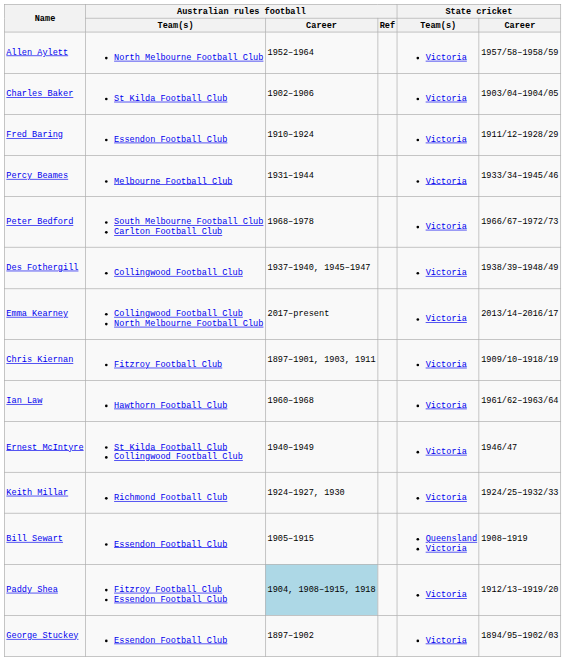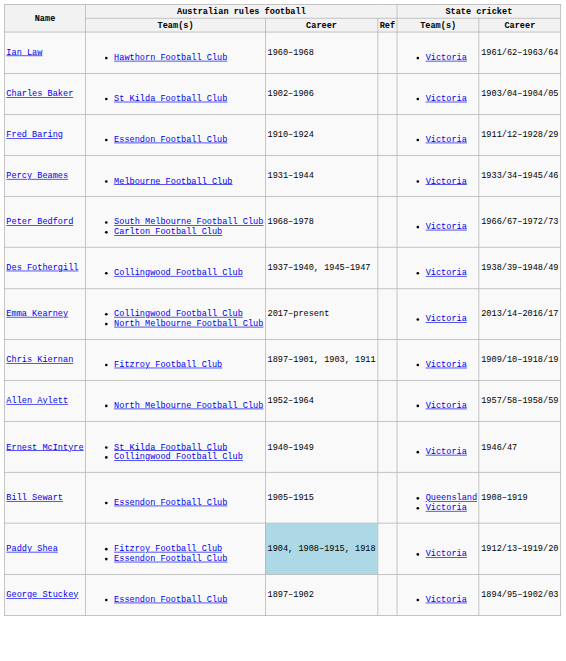rows swapped: (37, 53) <-> (24, 401)
- row: (37, 493)
